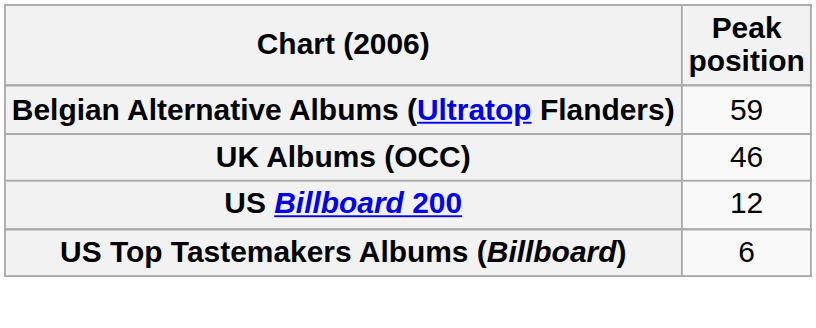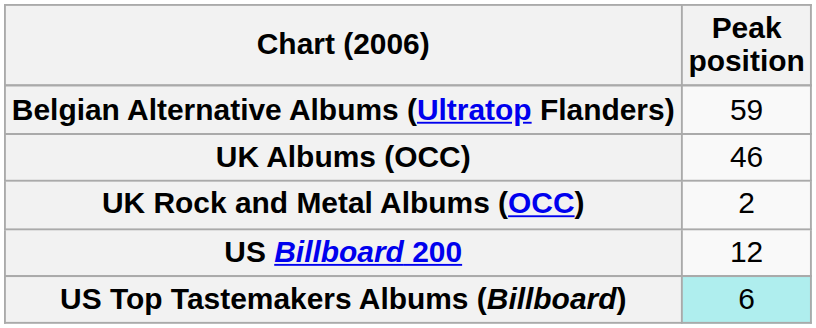+ row: (343, 204)
(747, 251) no background -> (747, 299) paleturquoise background
